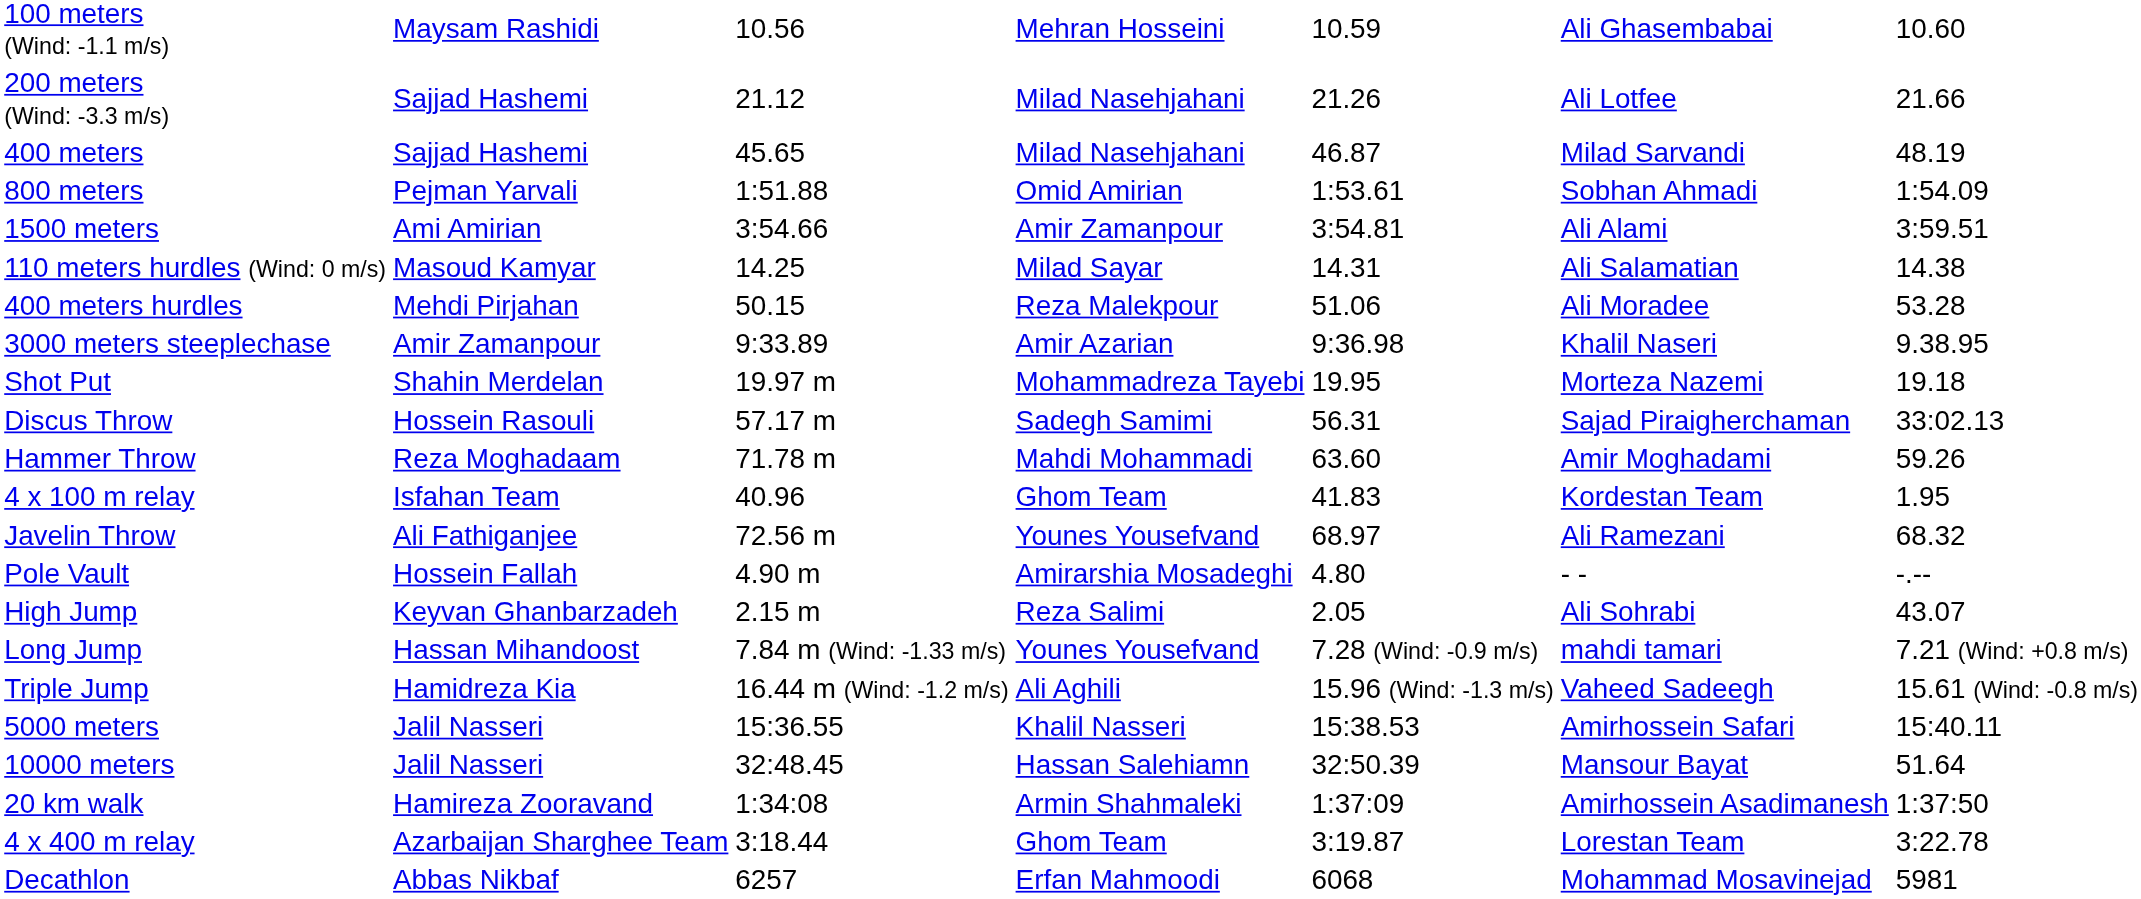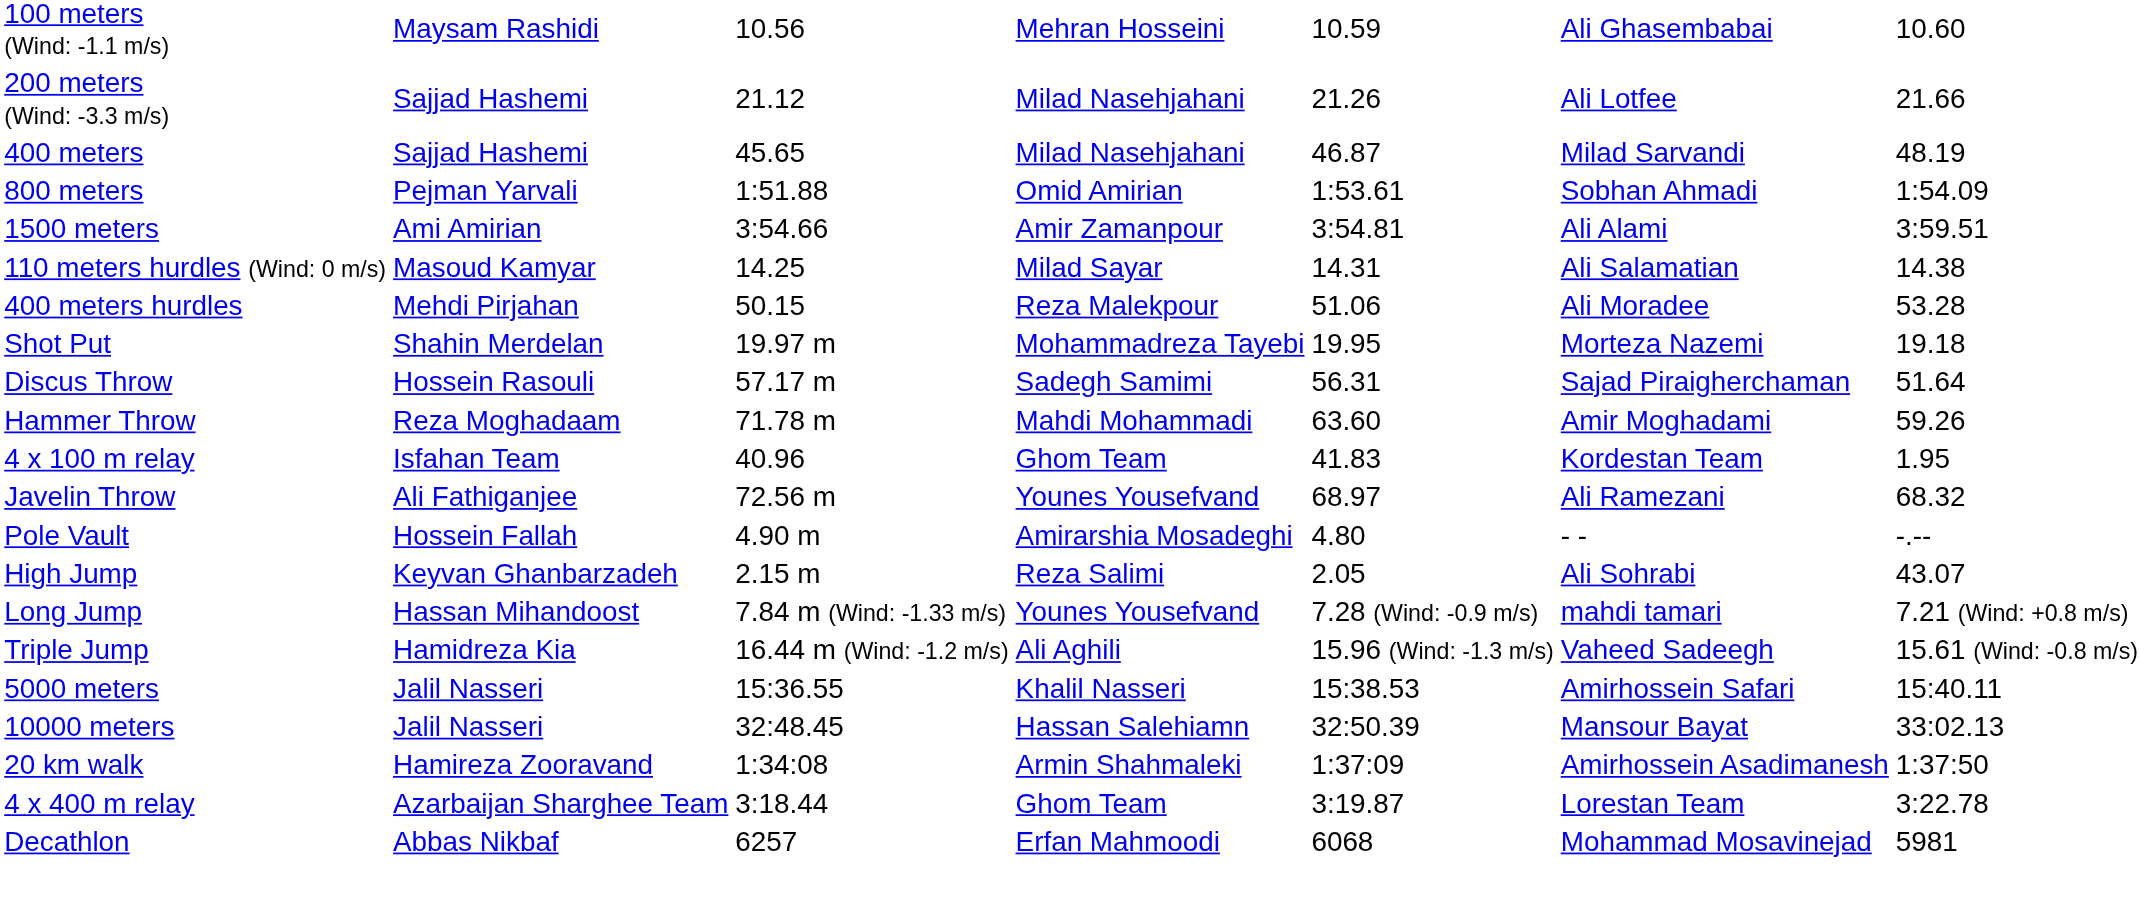- row: (167, 344)
(1950, 420) 33:02.13 -> (1931, 382) 51.64
(1931, 765) 51.64 -> (1950, 726) 33:02.13
